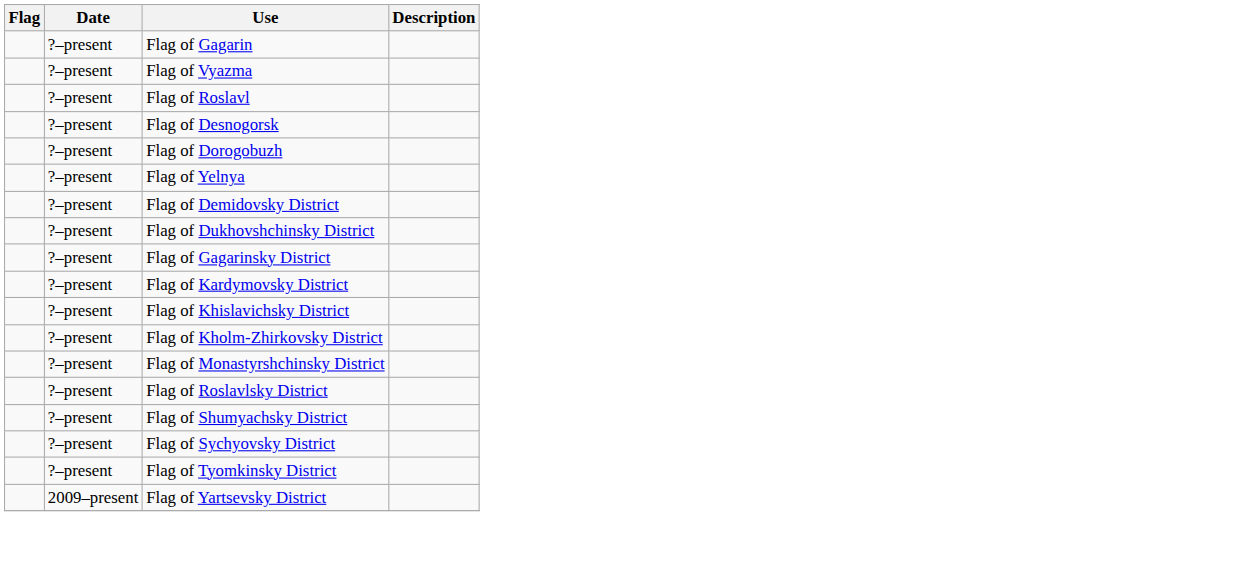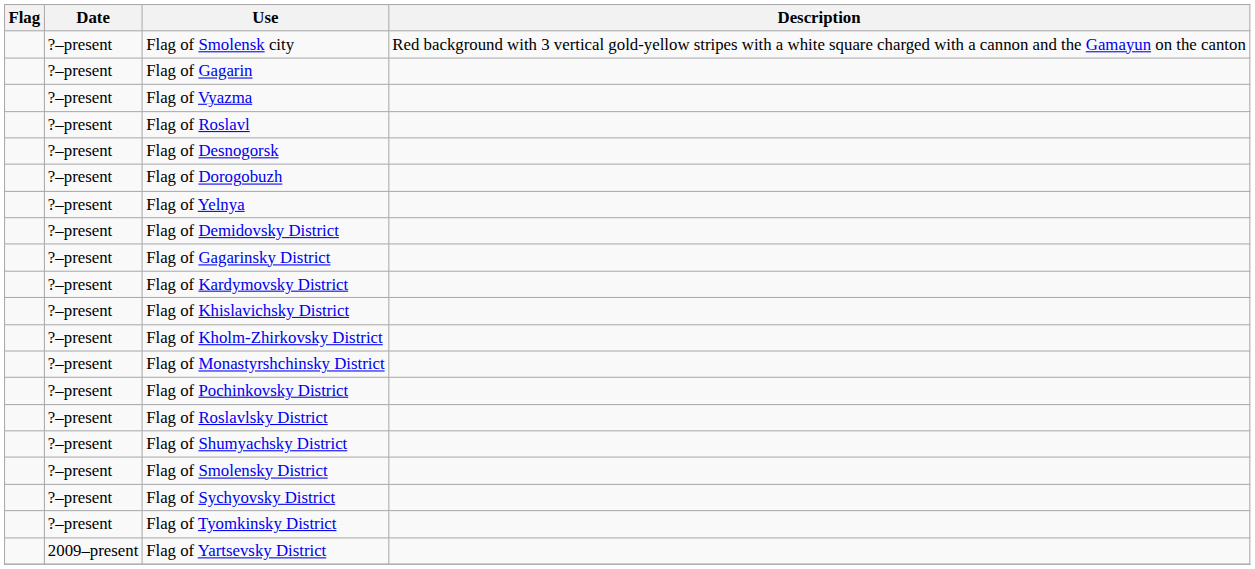+ row: (220, 44)
- row: (260, 230)
+ row: (247, 390)
+ row: (237, 470)
